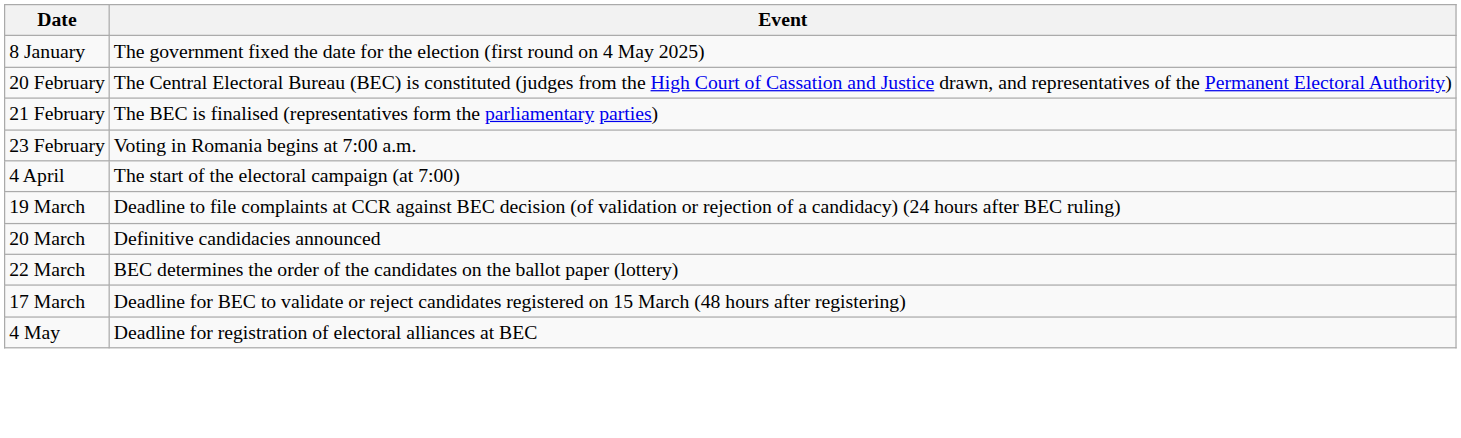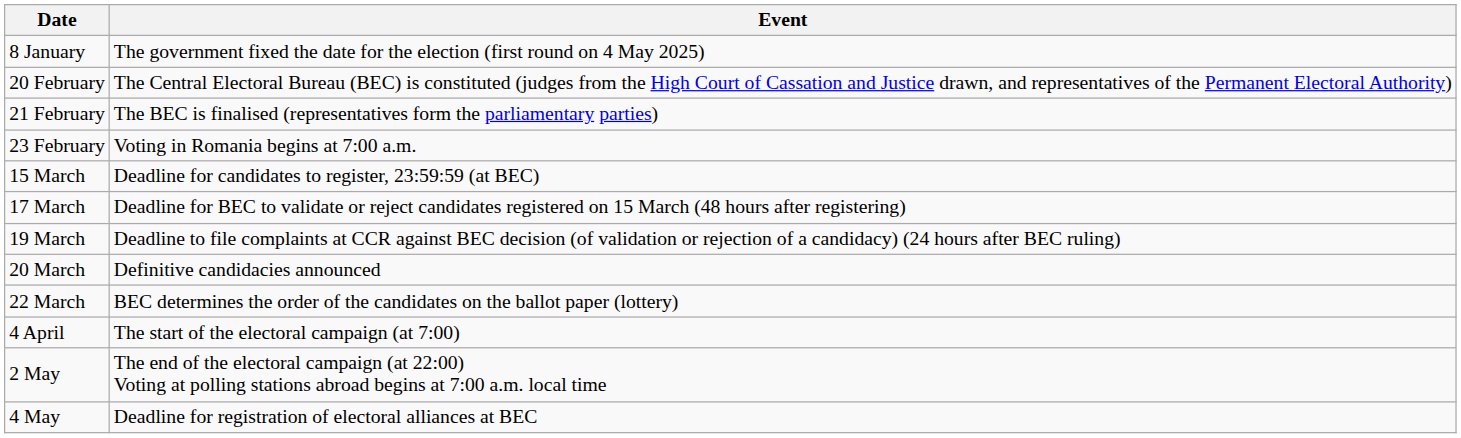+ row: (47, 176)
rows swapped: (47, 301) <-> (37, 176)
+ row: (35, 374)
